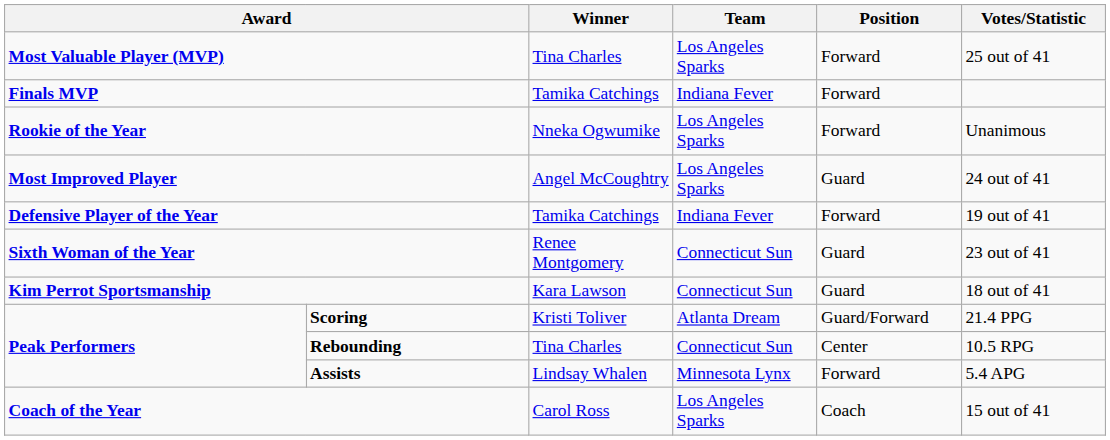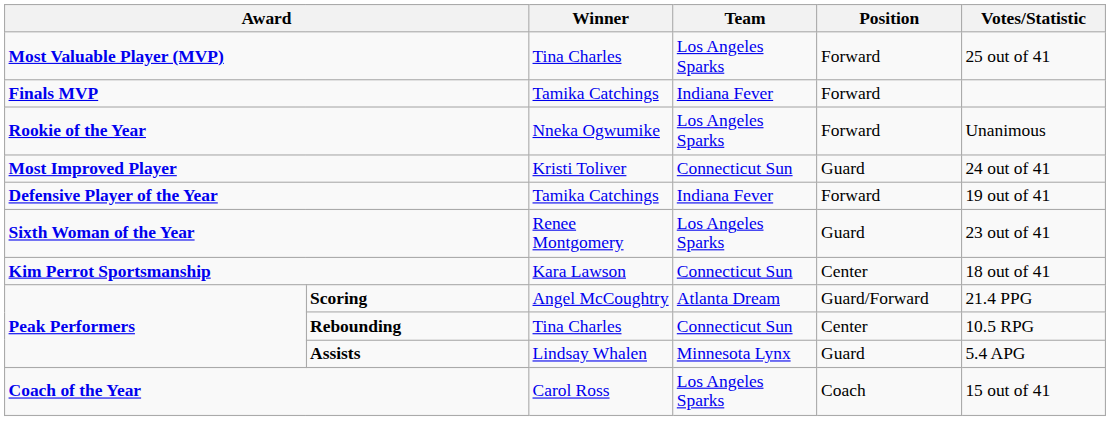(601, 178) Angel McCoughtry -> (579, 168) Kristi Toliver
(720, 178) Los Angeles Sparks -> (735, 168) Connecticut Sun
(735, 252) Connecticut Sun -> (720, 233) Los Angeles Sparks
(843, 290) Guard -> (844, 270) Center
(579, 318) Kristi Toliver -> (601, 298) Angel McCoughtry
(851, 373) Forward -> (843, 353) Guard
